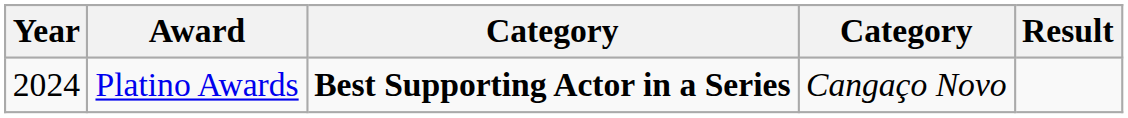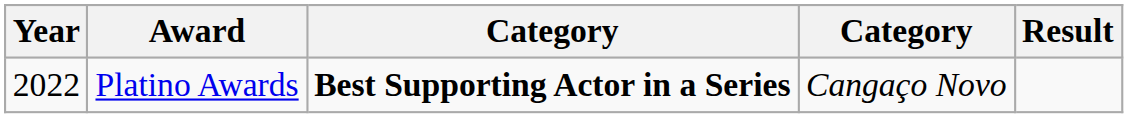(46, 84) 2024 -> (46, 84) 2022
